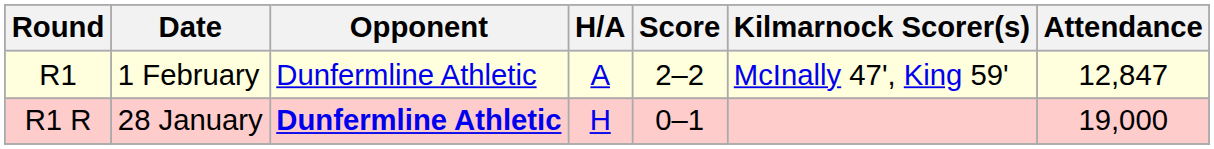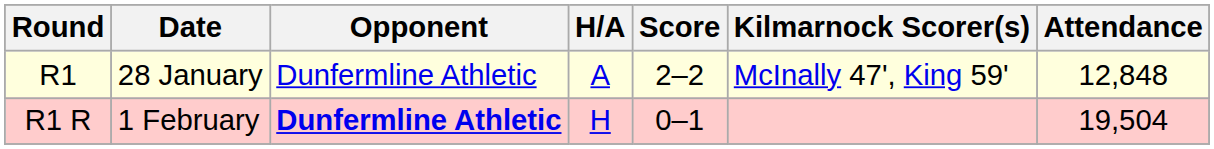(189, 74) 1 February -> (190, 74) 28 January
(1123, 74) 12,847 -> (1123, 74) 12,848
(190, 120) 28 January -> (189, 120) 1 February
(1123, 120) 19,000 -> (1123, 120) 19,504
